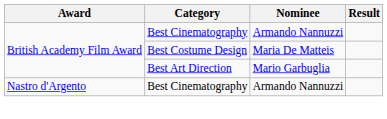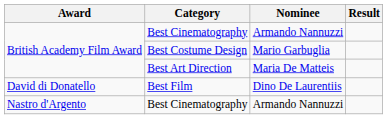(293, 50) Maria De Matteis -> (291, 50) Mario Garbuglia
(291, 68) Mario Garbuglia -> (293, 68) Maria De Matteis
+ row: (51, 86)
